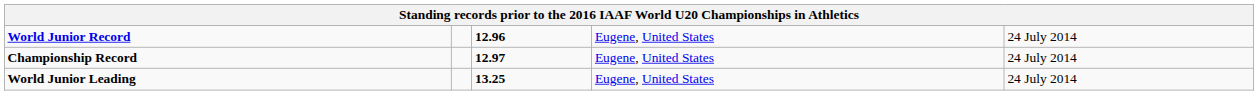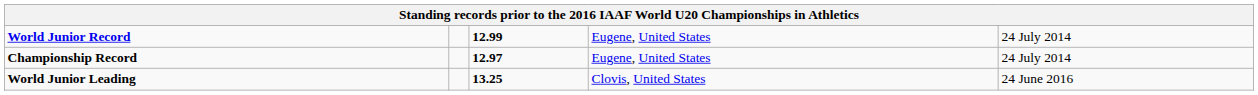(490, 36) 12.96 -> (487, 36) 12.99
(654, 79) Eugene, United States -> (648, 79) Clovis, United States
(1042, 79) 24 July 2014 -> (1037, 79) 24 June 2016
